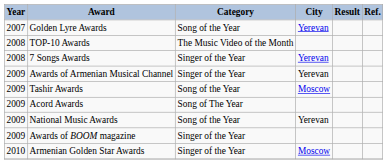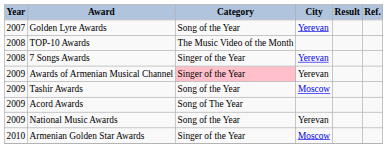(211, 74) no background -> (211, 74) pink background
- row: (83, 136)
